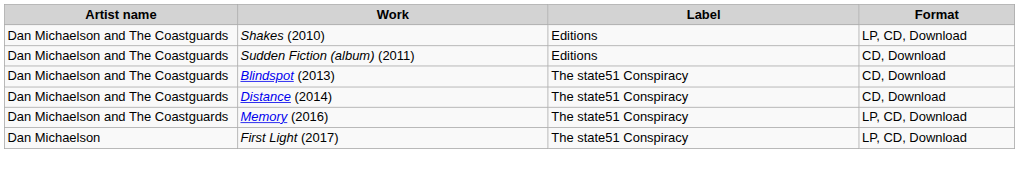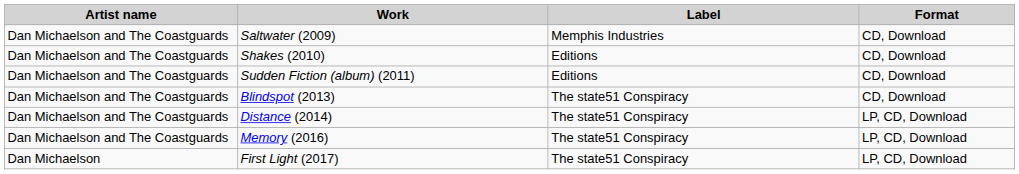+ row: (288, 35)
(915, 35) LP, CD, Download -> (904, 55) CD, Download
(904, 96) CD, Download -> (915, 117) LP, CD, Download
